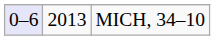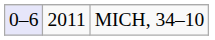(67, 19) 2013 -> (67, 19) 2011
